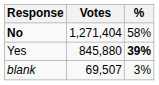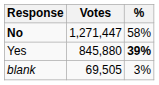(95, 32) 1,271,404 -> (95, 32) 1,271,447
(104, 70) 69,507 -> (104, 70) 69,505
